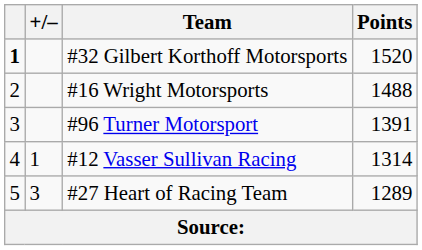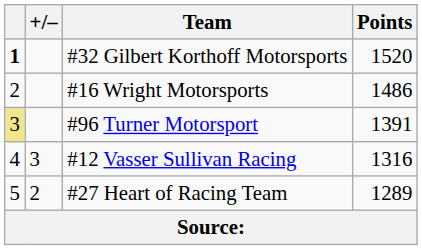(392, 90) 1488 -> (392, 90) 1486
(15, 124) no background -> (15, 124) khaki background
(35, 159) 1 -> (35, 159) 3
(392, 159) 1314 -> (392, 159) 1316
(35, 193) 3 -> (35, 193) 2
